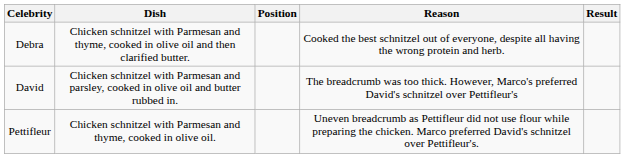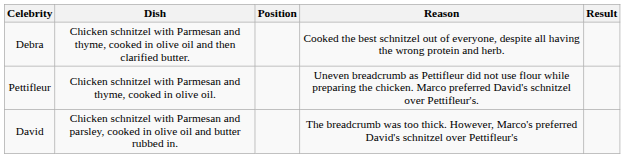rows swapped: (30, 87) <-> (30, 131)
